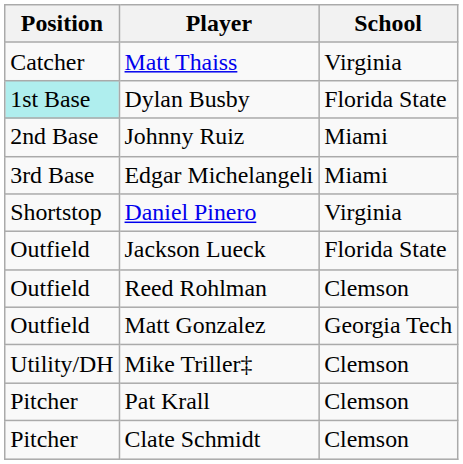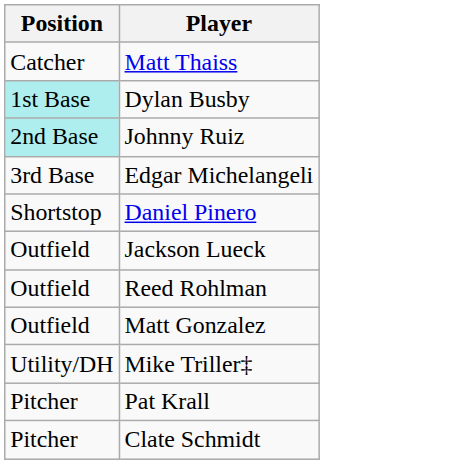- column: (388, 23)
(54, 136) no background -> (54, 136) paleturquoise background
